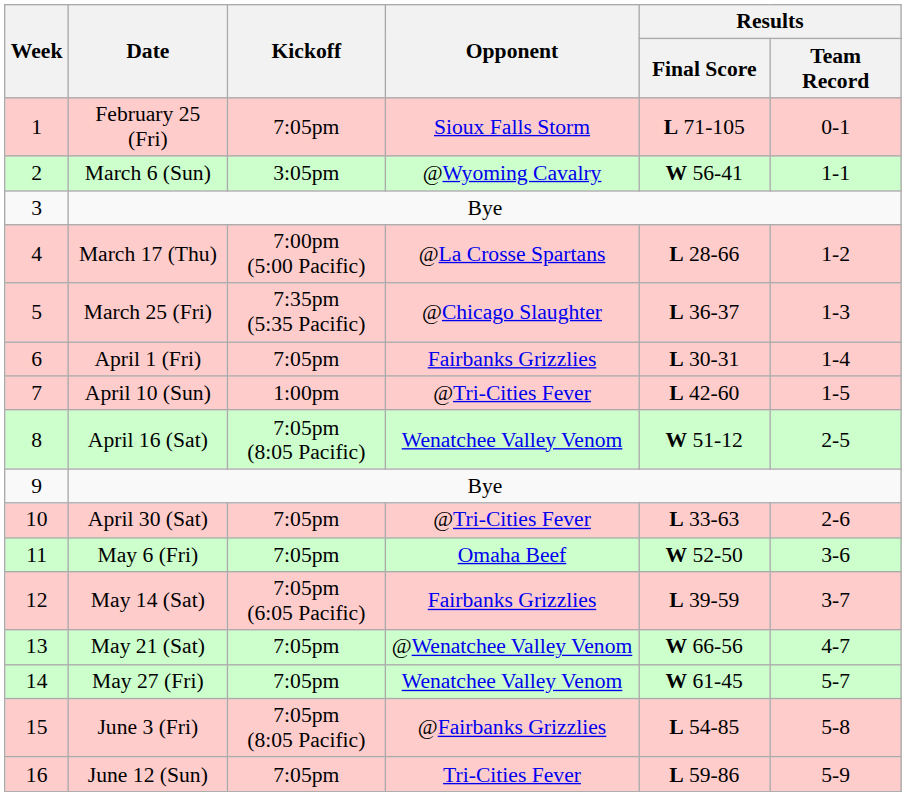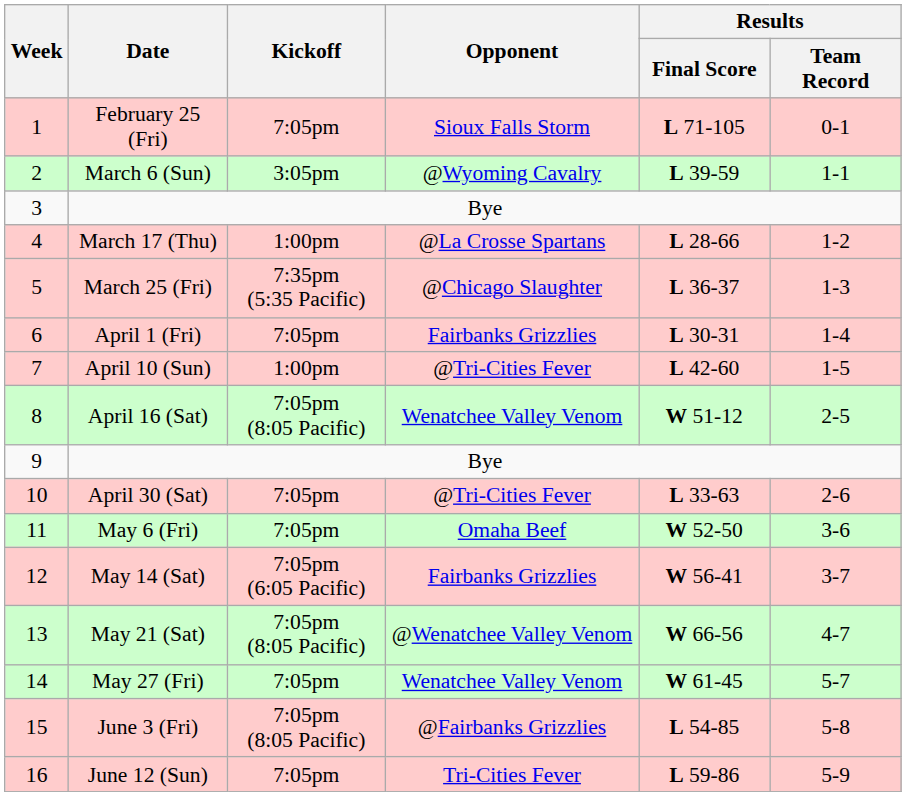(704, 172) W 56-41 -> (704, 172) L 39-59
(306, 253) 7:00pm (5:00 Pacific) -> (306, 241) 1:00pm
(704, 600) L 39-59 -> (704, 576) W 56-41
(306, 647) 7:05pm -> (306, 634) 7:05pm (8:05 Pacific)
